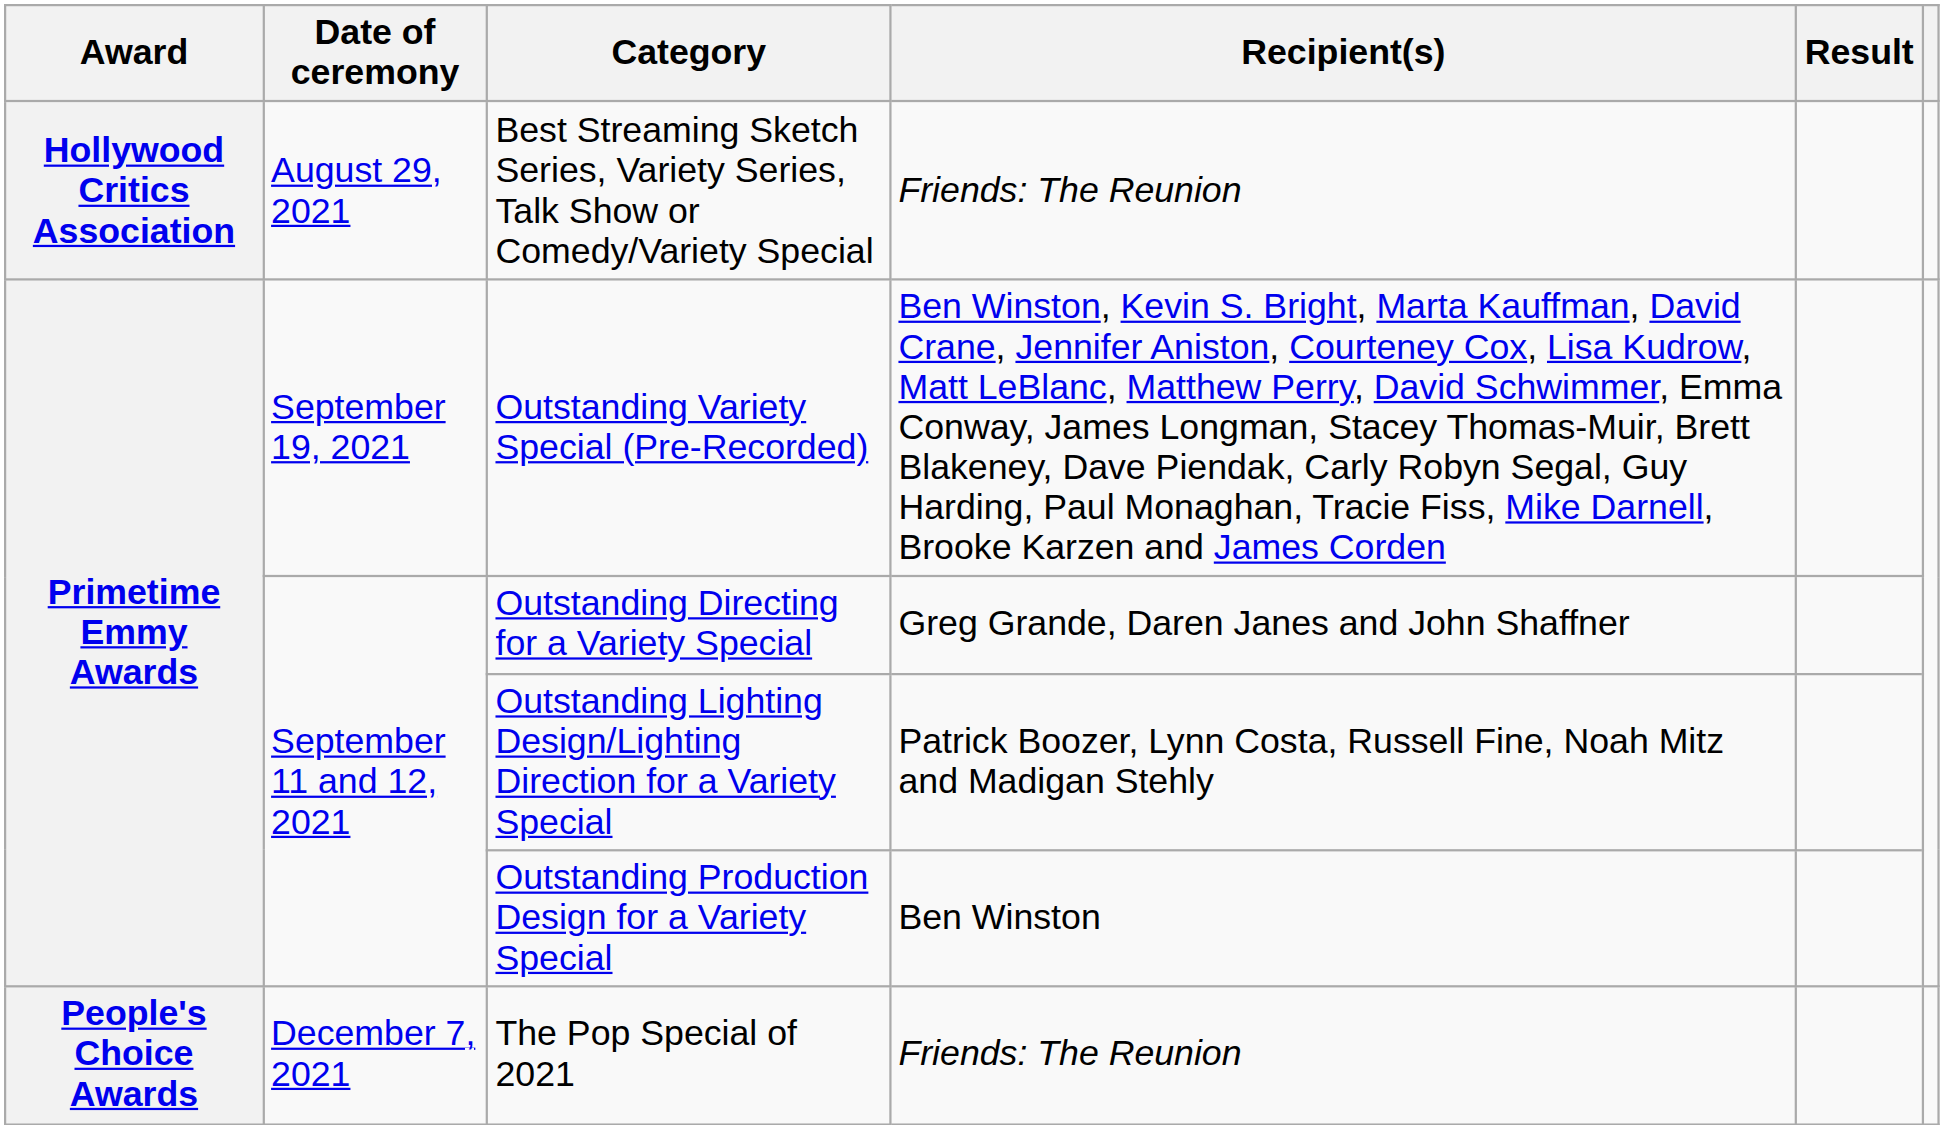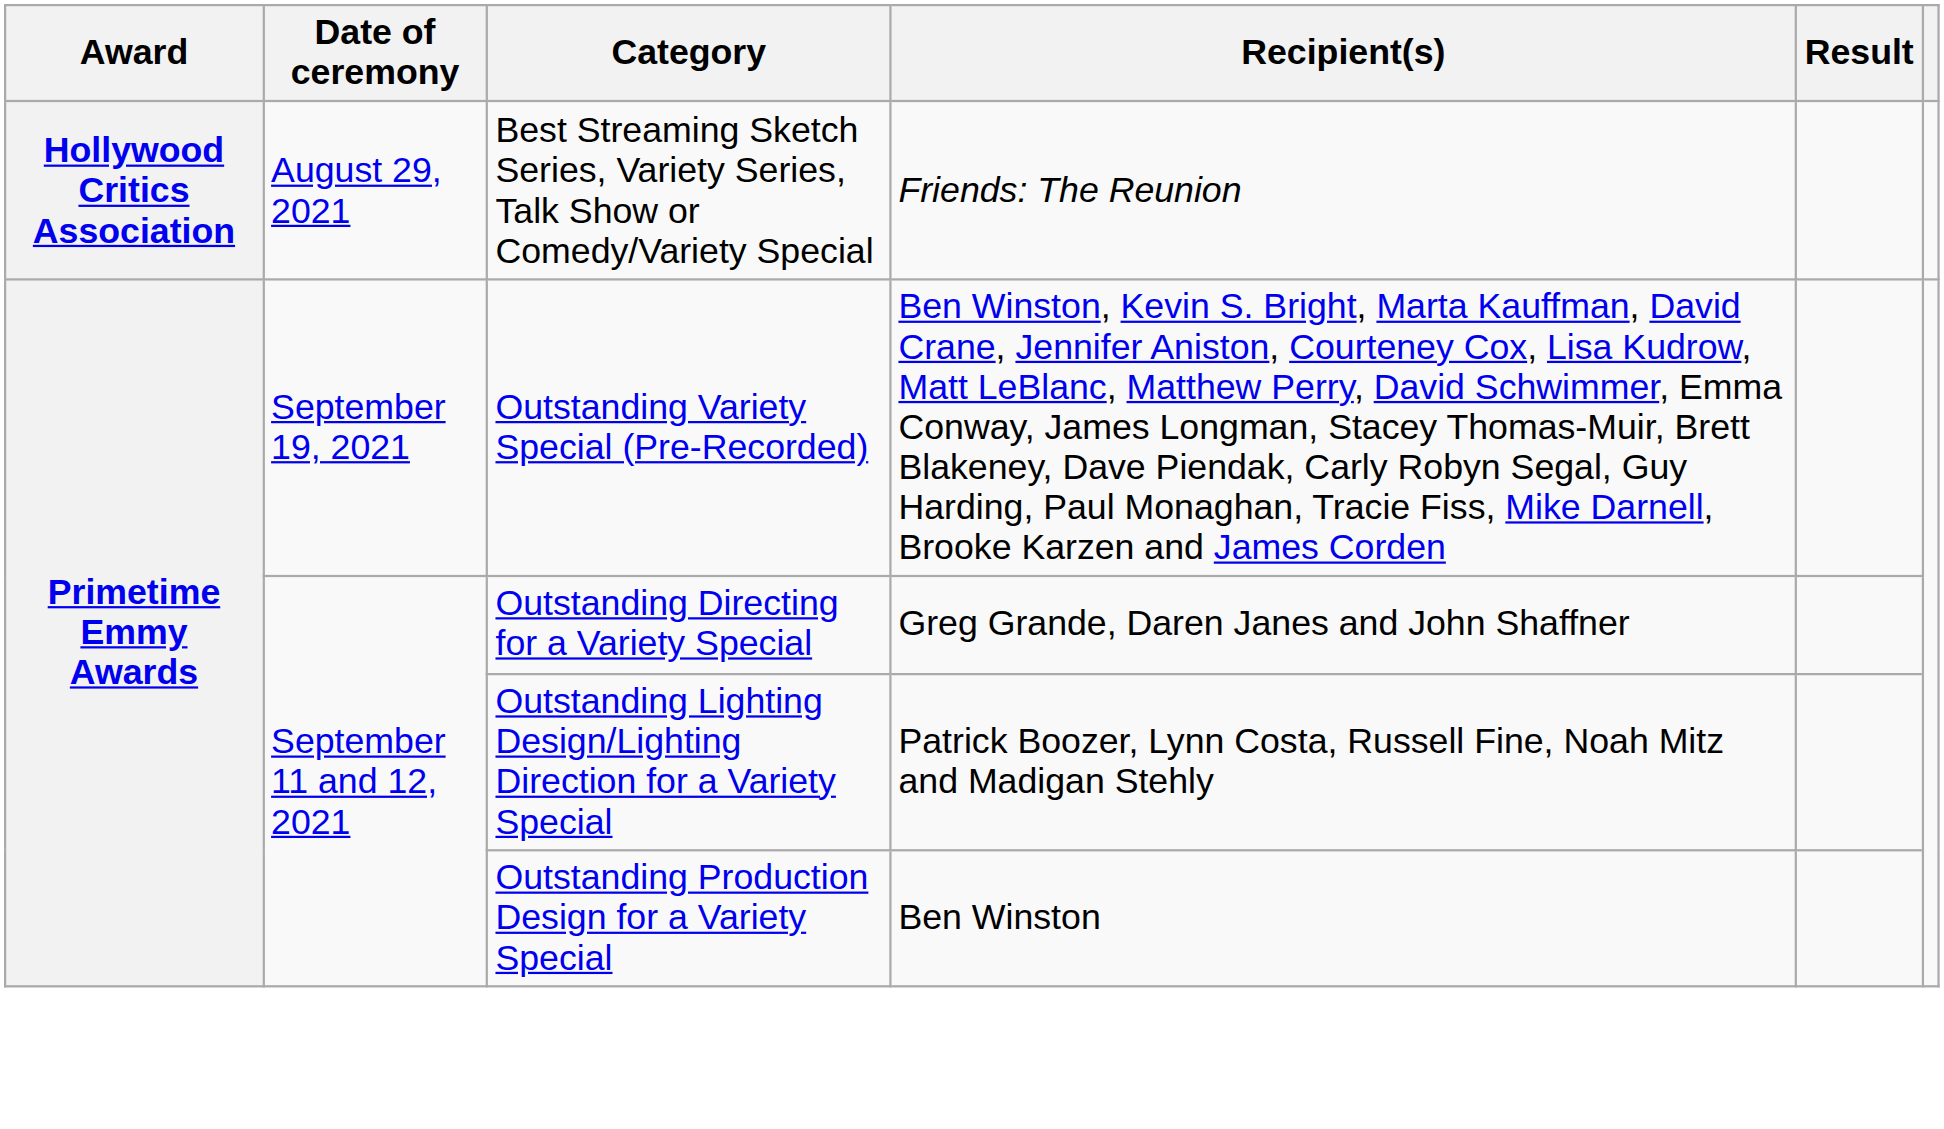- row: (646, 1054)
